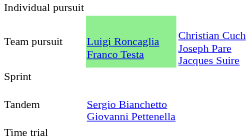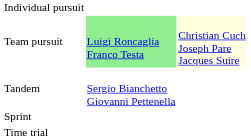(212, 48) no background -> (212, 48) lightyellow background
rows swapped: (18, 76) <-> (22, 104)
